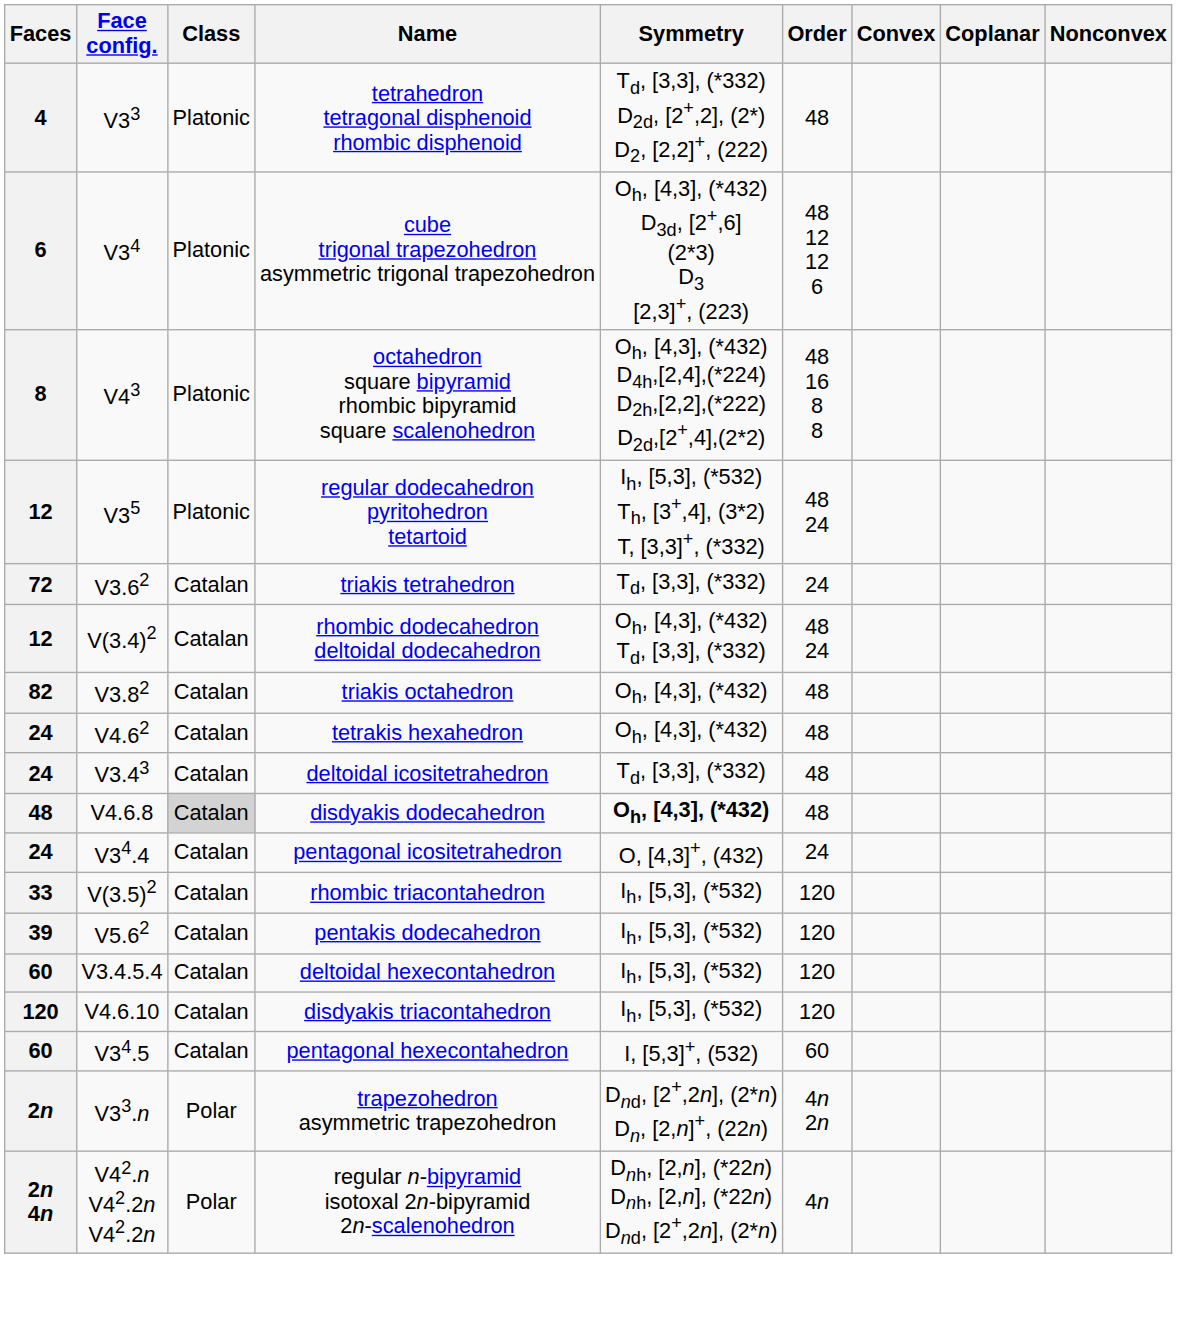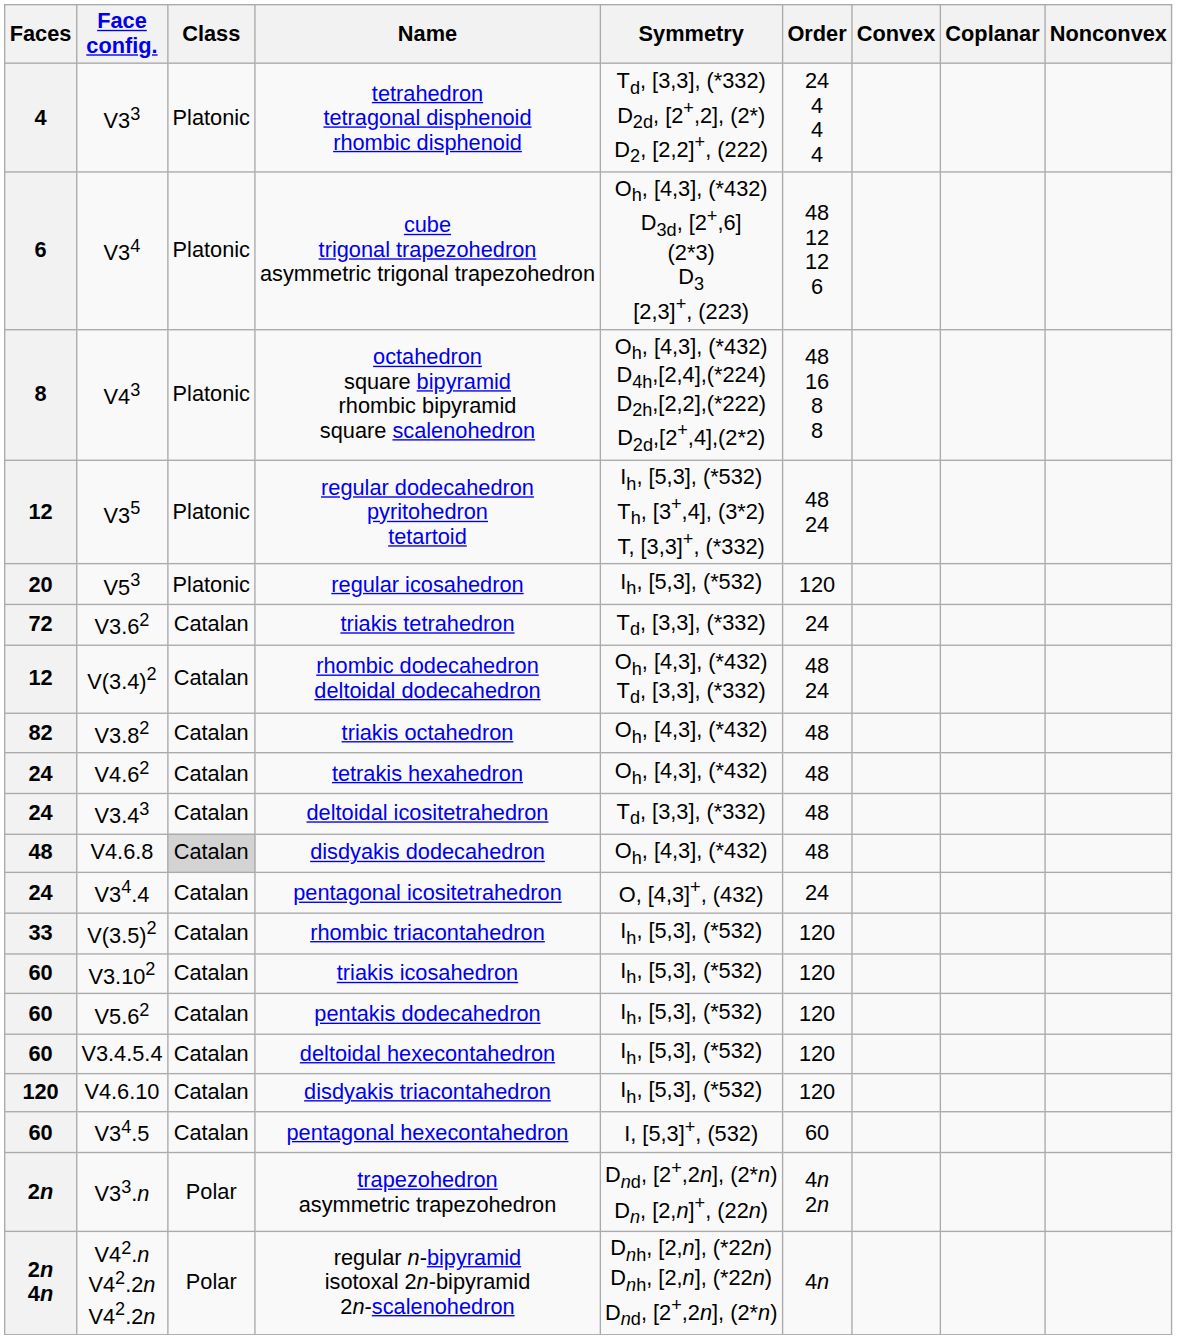(817, 117) 48 -> (817, 117) 24 4 4 4
+ row: (427, 584)
(691, 813) bold -> (691, 853) normal
+ row: (427, 973)
(41, 933) 39 -> (41, 1013) 60
